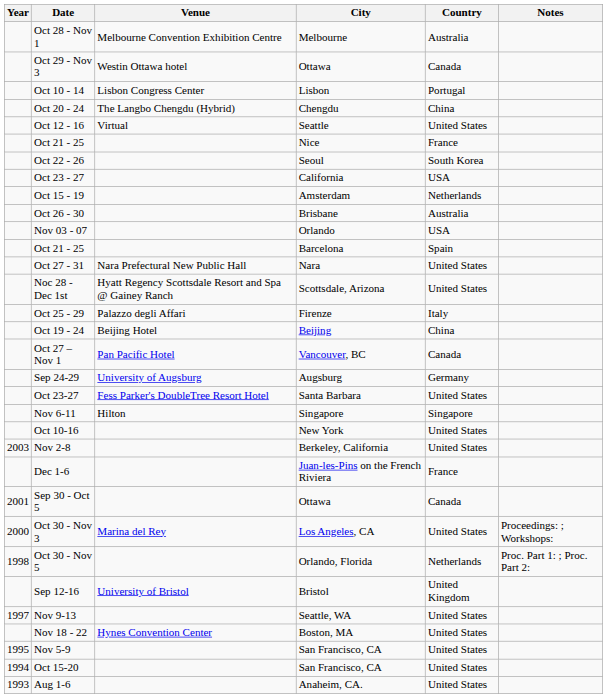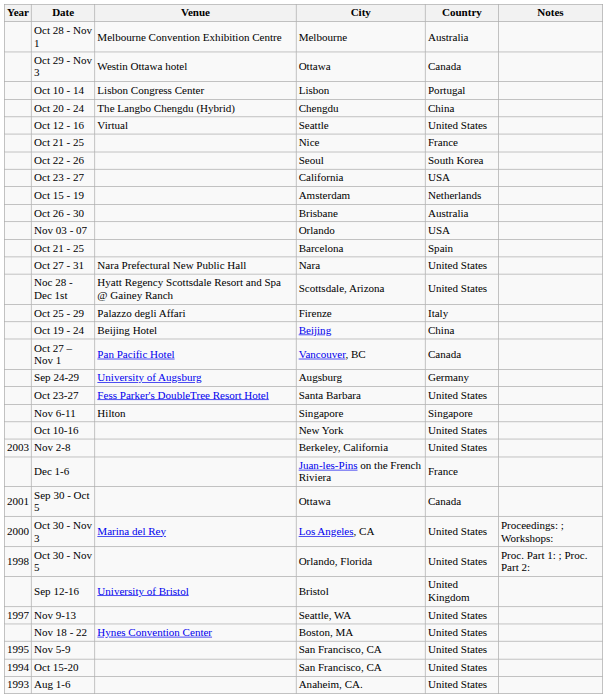(455, 561) Netherlands -> (458, 561) United States
